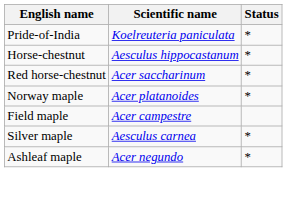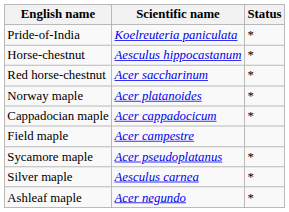+ row: (58, 116)
+ row: (50, 156)
